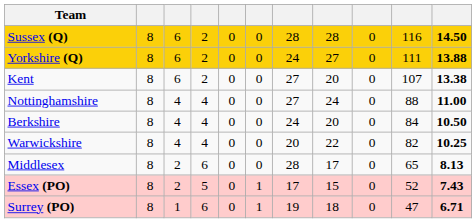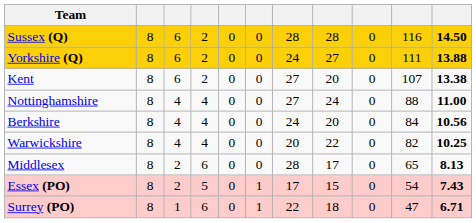(452, 121) 10.50 -> (452, 121) 10.56
(412, 185) 52 -> (412, 185) 54
(292, 206) 19 -> (292, 206) 22
